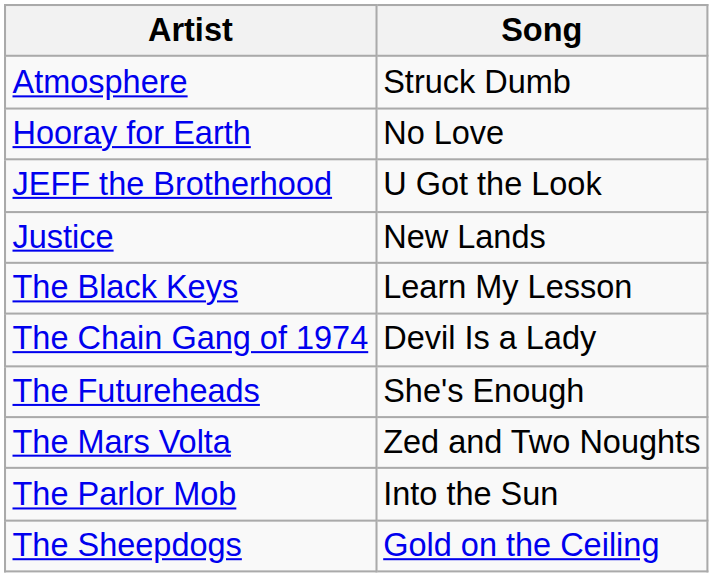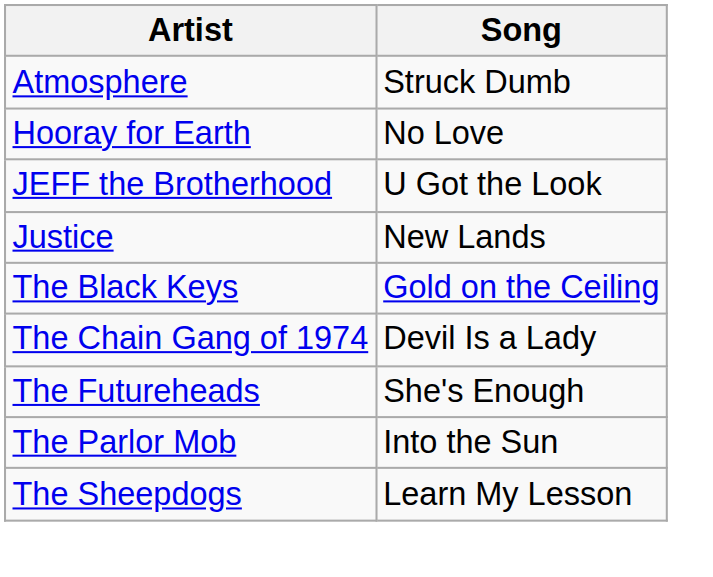(508, 287) Learn My Lesson -> (521, 287) Gold on the Ceiling
- row: (122, 442)
(521, 545) Gold on the Ceiling -> (508, 493) Learn My Lesson
